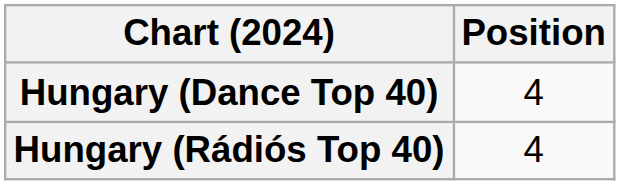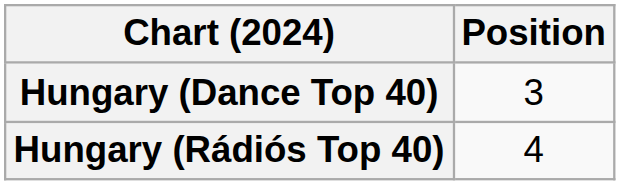(534, 91) 4 -> (534, 91) 3
